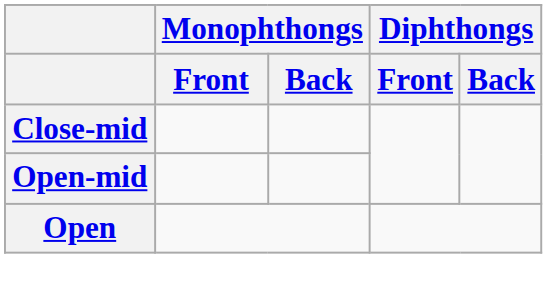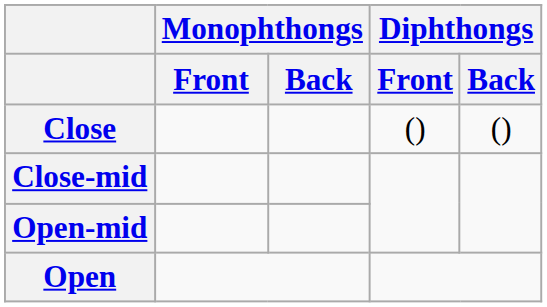+ row: (80, 128)
